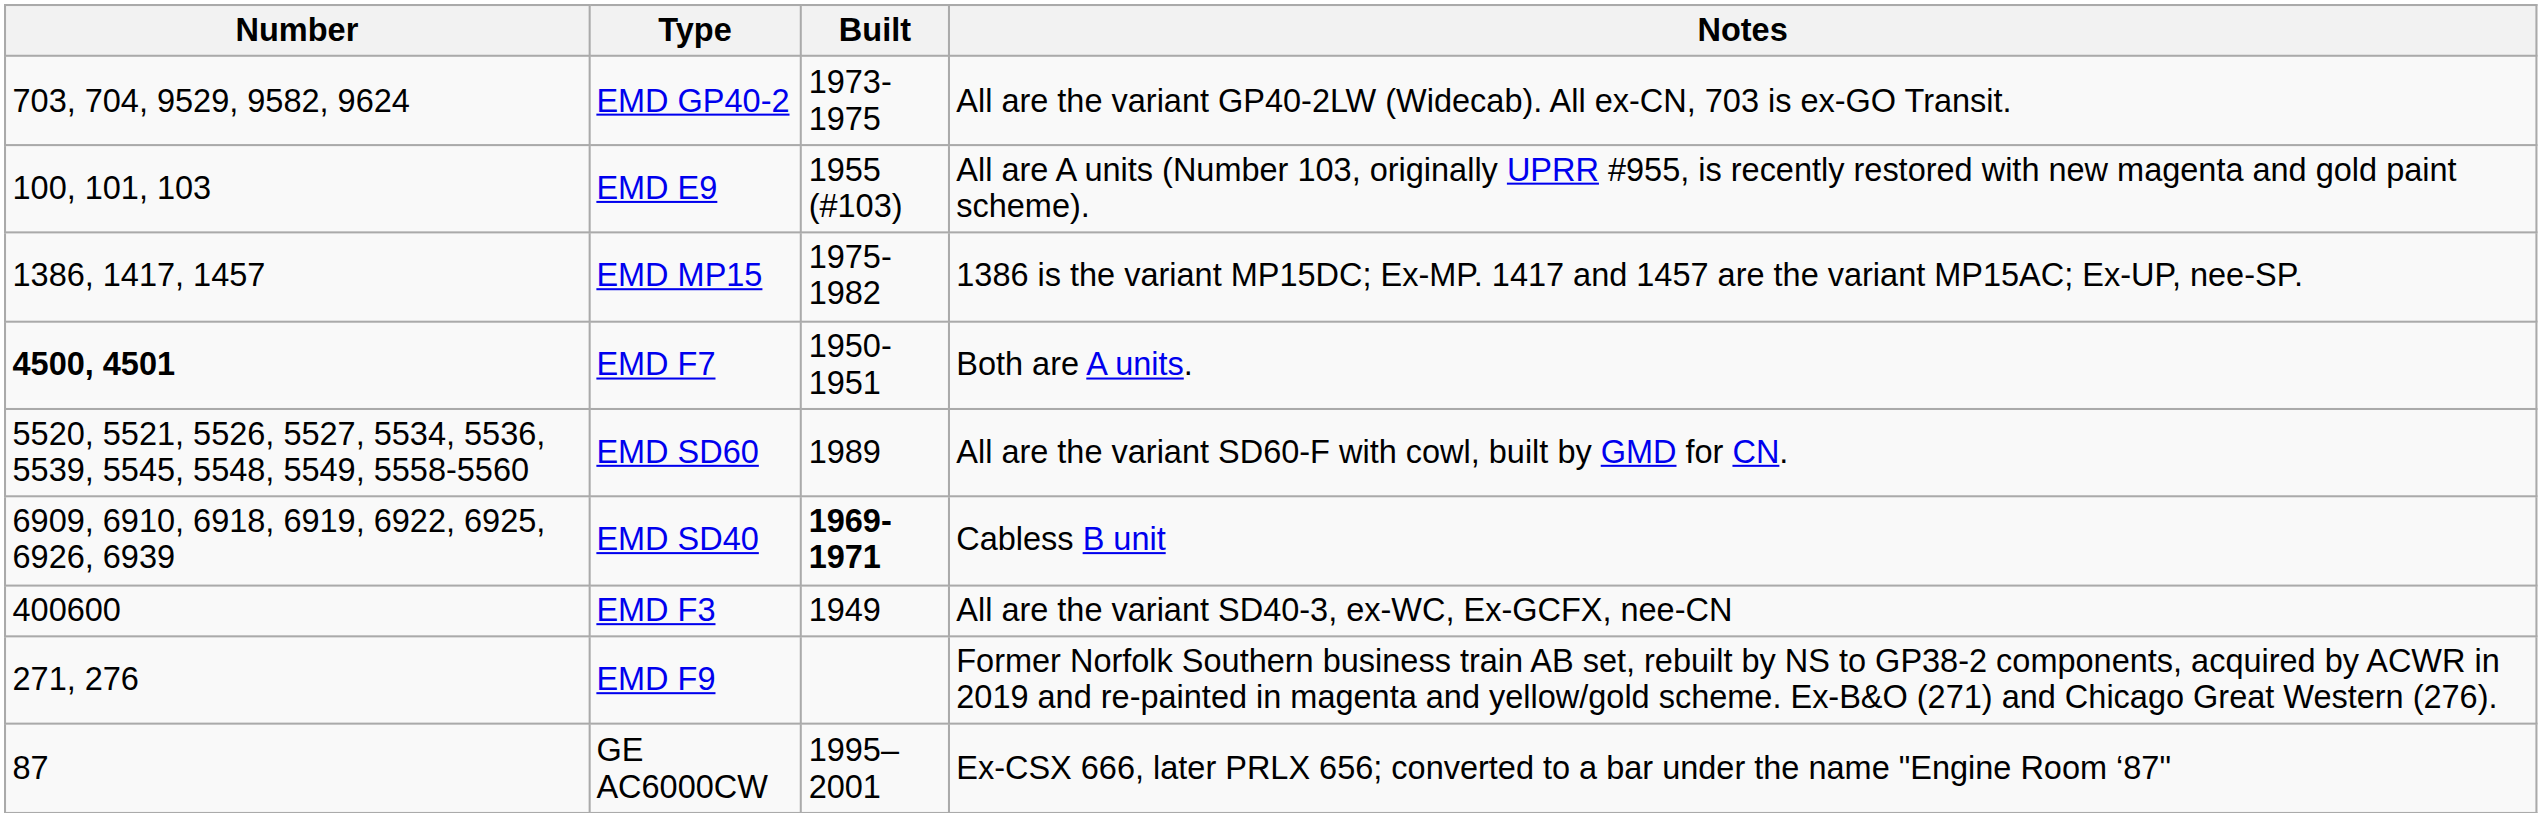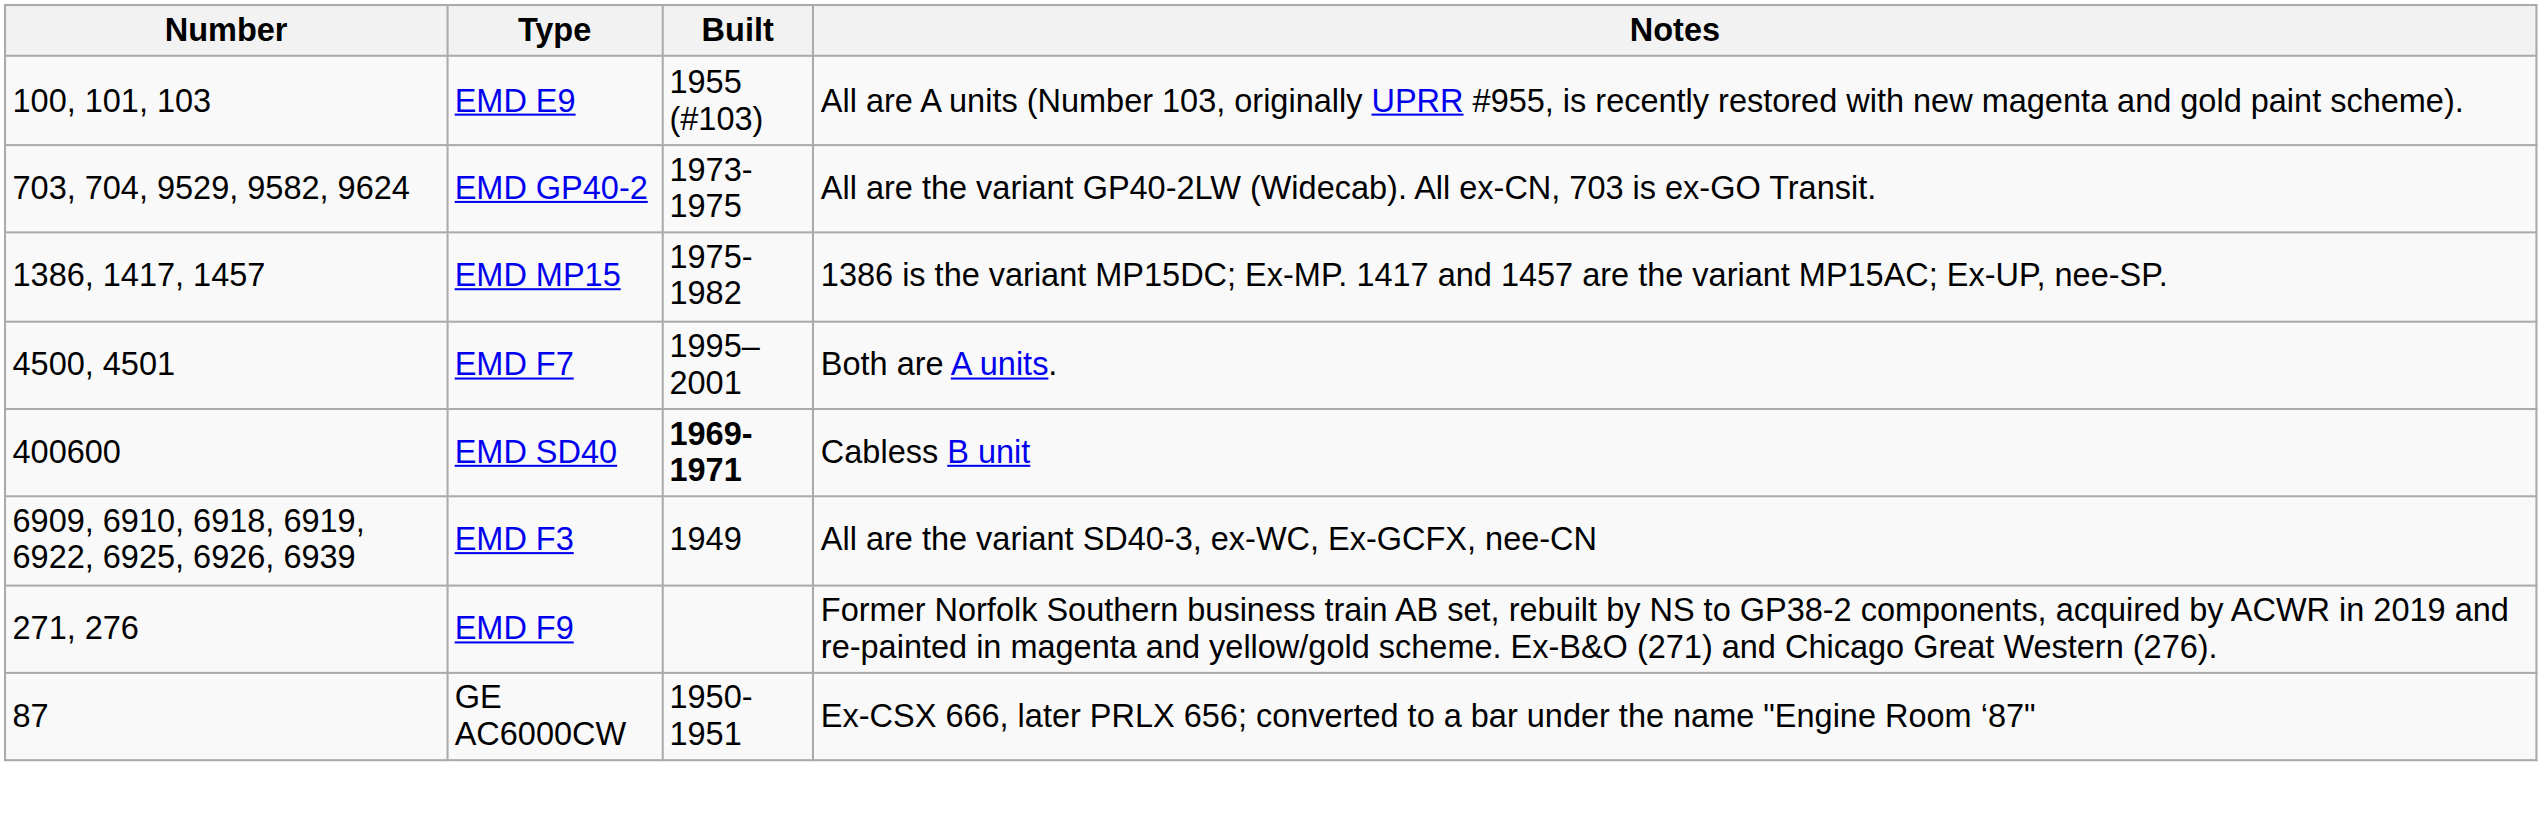rows swapped: (657, 188) <-> (693, 100)
(94, 364) bold -> (94, 364) normal
(850, 364) 1950-1951 -> (715, 364) 1995–2001
- row: (678, 452)
(279, 540) 6909, 6910, 6918, 6919, 6922, 6925, 6926, 6939 -> (67, 452) 400600
(67, 610) 400600 -> (189, 540) 6909, 6910, 6918, 6919, 6922, 6925, 6926, 6939
(854, 767) 1995–2001 -> (711, 716) 1950-1951
